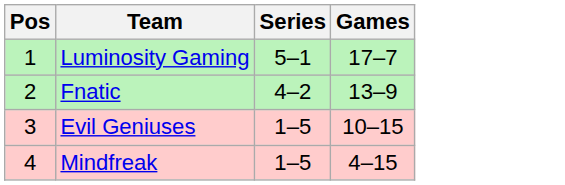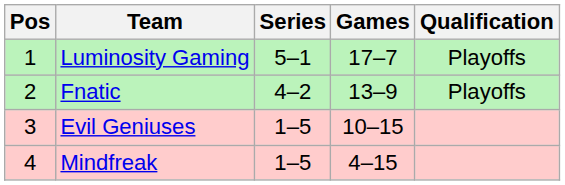+ column: (487, 22)
